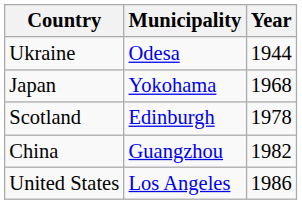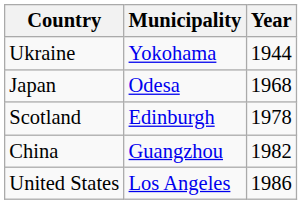(154, 53) Odesa -> (172, 53) Yokohama
(172, 85) Yokohama -> (154, 85) Odesa
